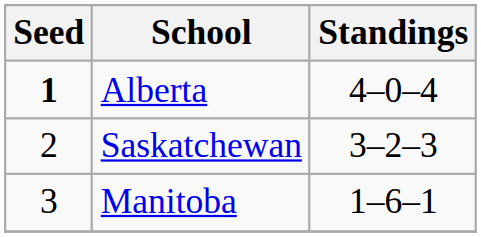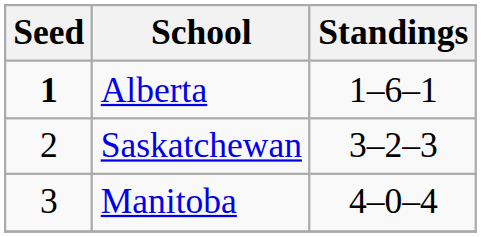(393, 88) 4–0–4 -> (393, 88) 1–6–1
(393, 201) 1–6–1 -> (393, 201) 4–0–4
